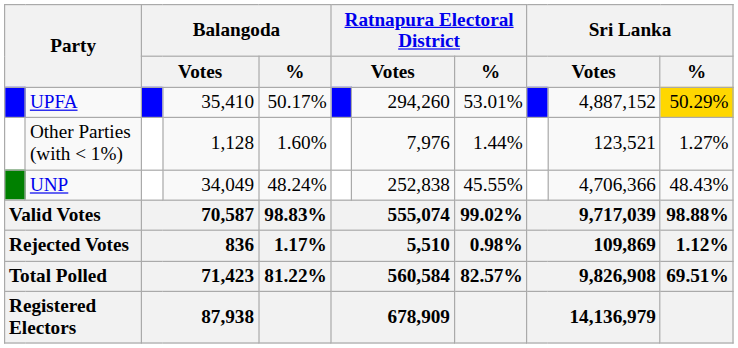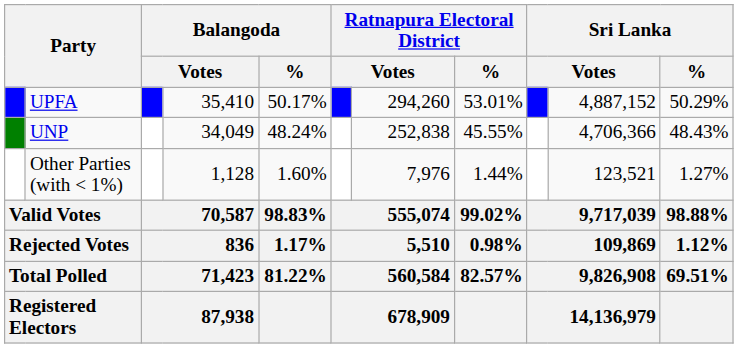(699, 102) gold background -> (699, 102) no background
rows swapped: (49, 184) <-> (80, 143)
